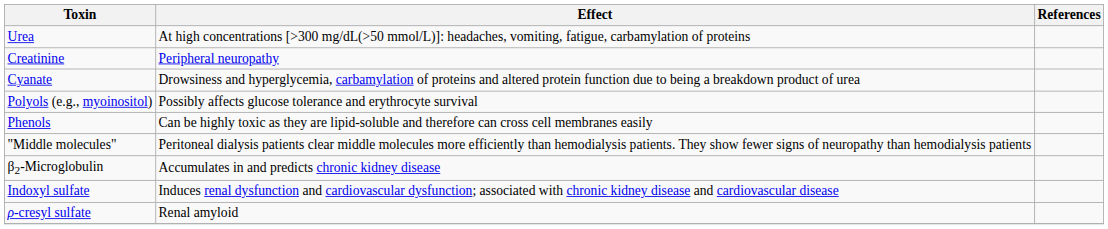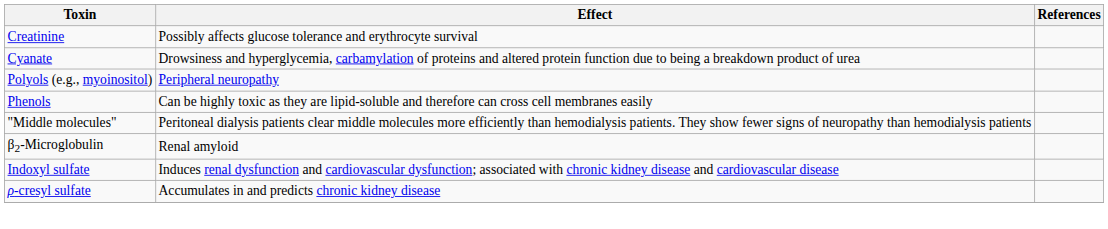- row: (21, 36)
(219, 58) Peripheral neuropathy -> (318, 36) Possibly affects glucose tolerance and erythrocyte survival
(318, 101) Possibly affects glucose tolerance and erythrocyte survival -> (219, 79) Peripheral neuropathy
(299, 168) Accumulates in and predicts chronic kidney disease -> (198, 146) Renal amyloid
(198, 212) Renal amyloid -> (299, 191) Accumulates in and predicts chronic kidney disease
